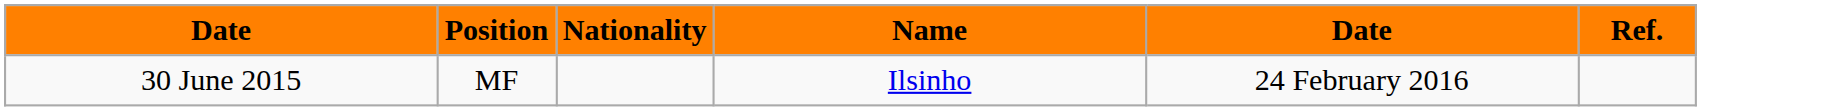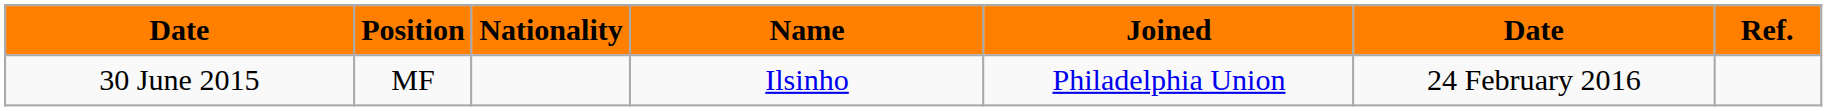+ column: (1169, 29)
